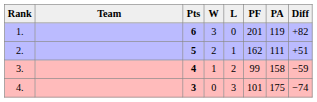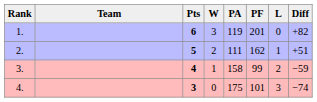columns swapped: (234, 13) <-> (277, 13)
